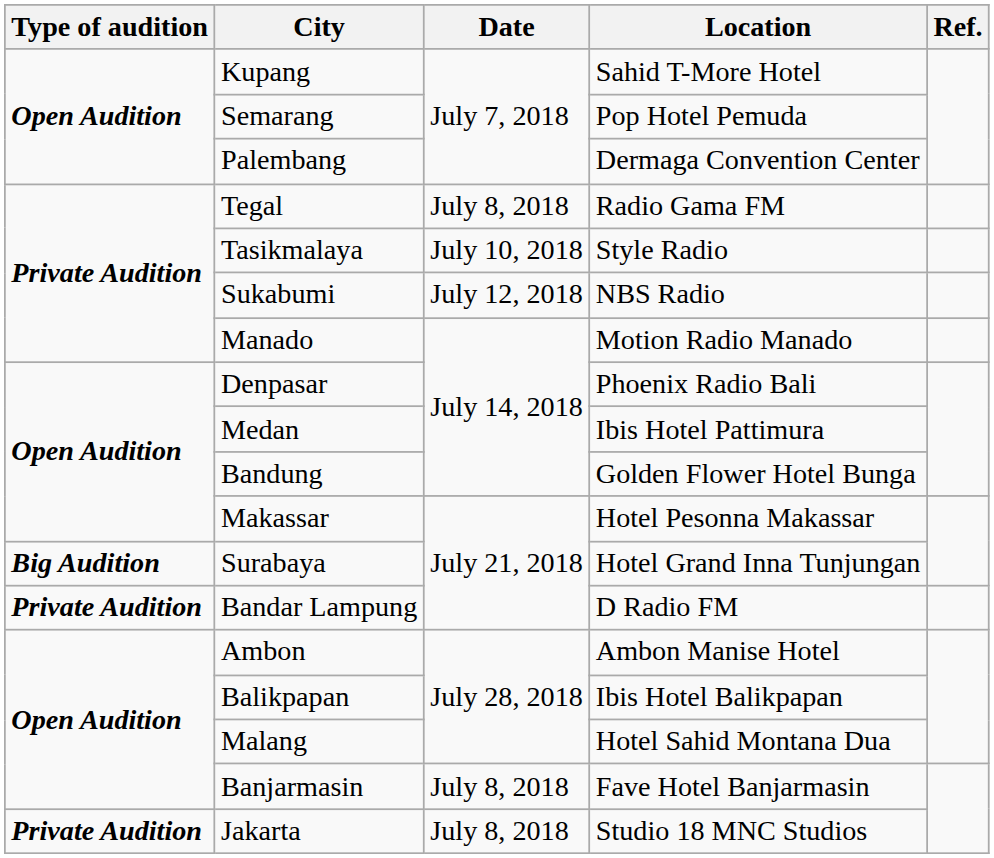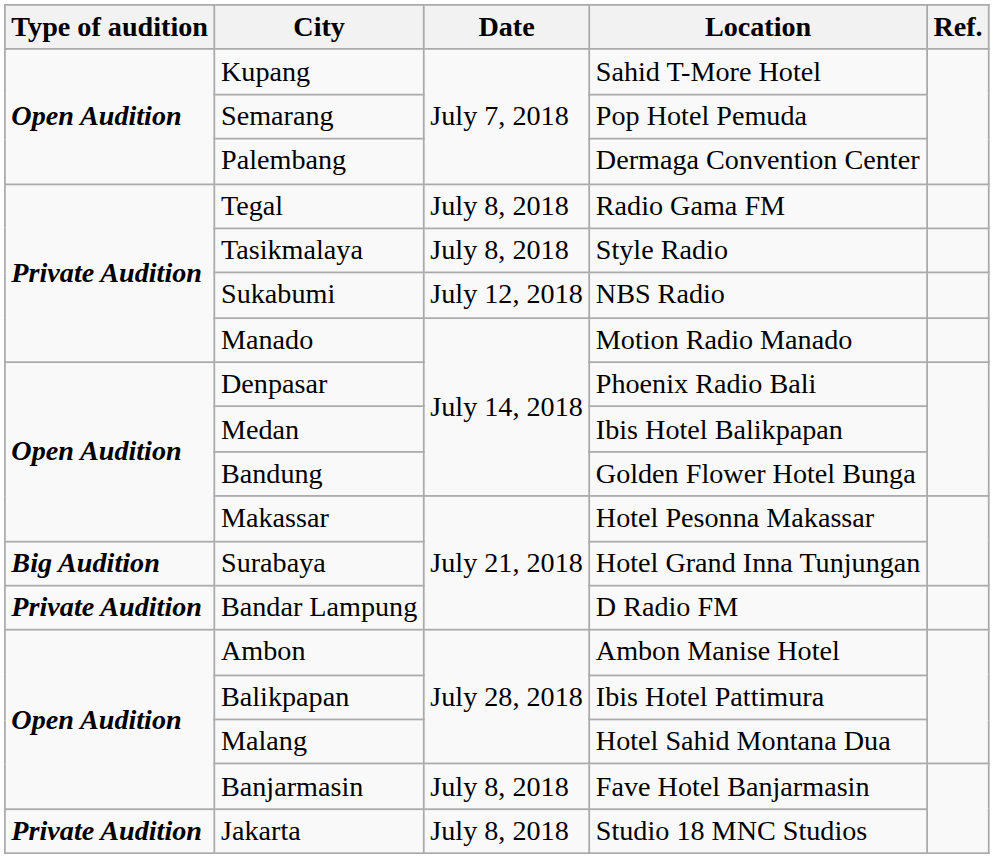(507, 250) July 10, 2018 -> (500, 250) July 8, 2018
(710, 428) Ibis Hotel Pattimura -> (719, 428) Ibis Hotel Balikpapan
(719, 696) Ibis Hotel Balikpapan -> (710, 696) Ibis Hotel Pattimura
